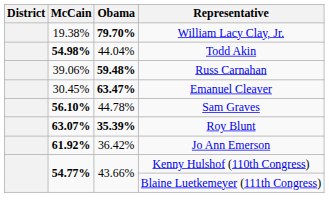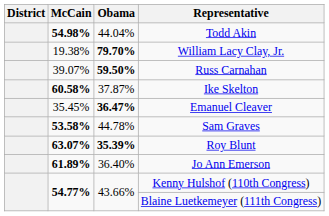rows swapped: (231, 32) <-> (231, 51)
(71, 70) 39.06% -> (71, 70) 39.07%
(116, 70) 59.48% -> (116, 70) 59.50%
+ row: (231, 88)
(71, 88) 30.45% -> (71, 107) 35.45%
(116, 88) 63.47% -> (116, 107) 36.47%
(71, 107) 56.10% -> (71, 126) 53.58%
(71, 145) 61.92% -> (71, 164) 61.89%
(116, 145) 36.42% -> (116, 164) 36.40%
